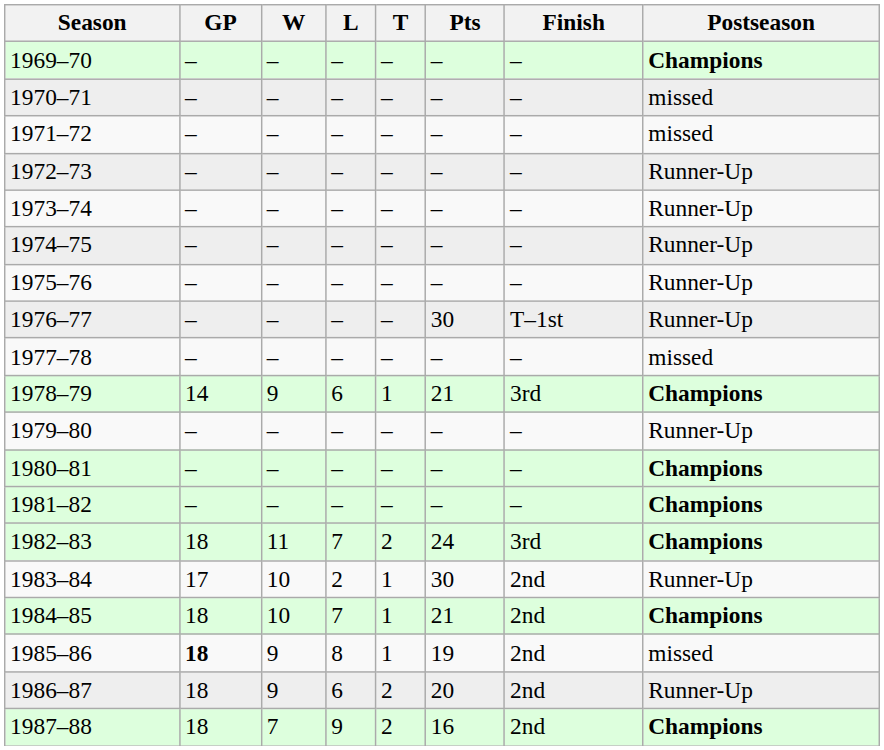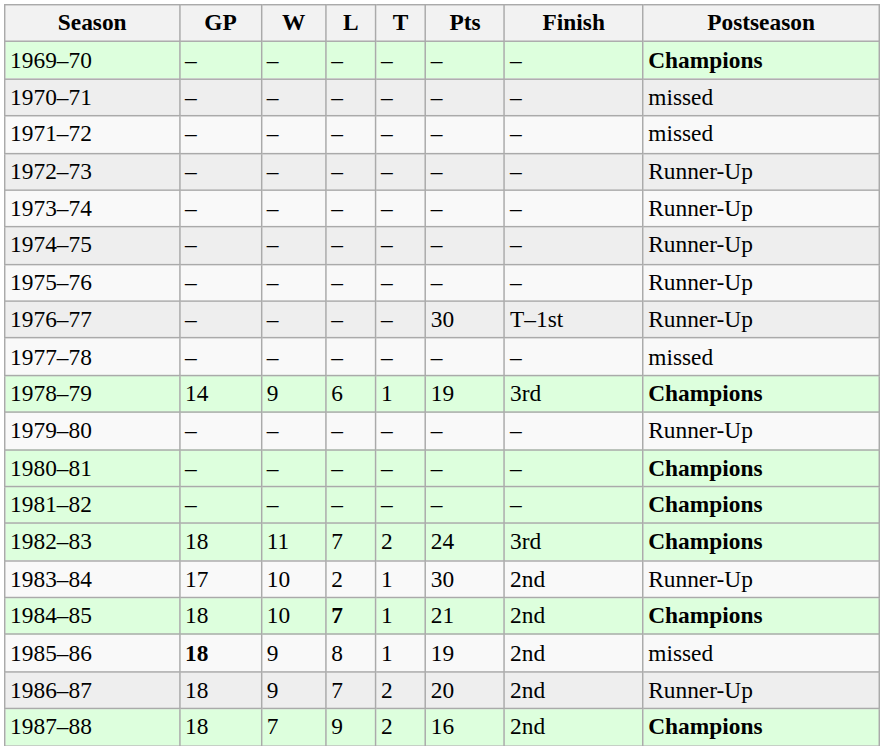(443, 393) 21 -> (443, 393) 19
(337, 615) normal -> (337, 615) bold
(337, 689) 6 -> (337, 689) 7
